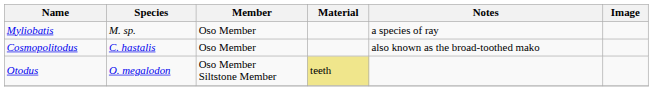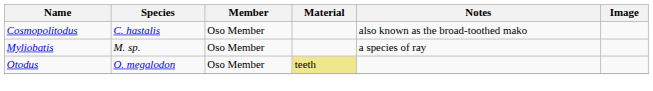rows swapped: (42, 47) <-> (30, 30)
(238, 71) Oso Member Siltstone Member -> (236, 64) Oso Member
